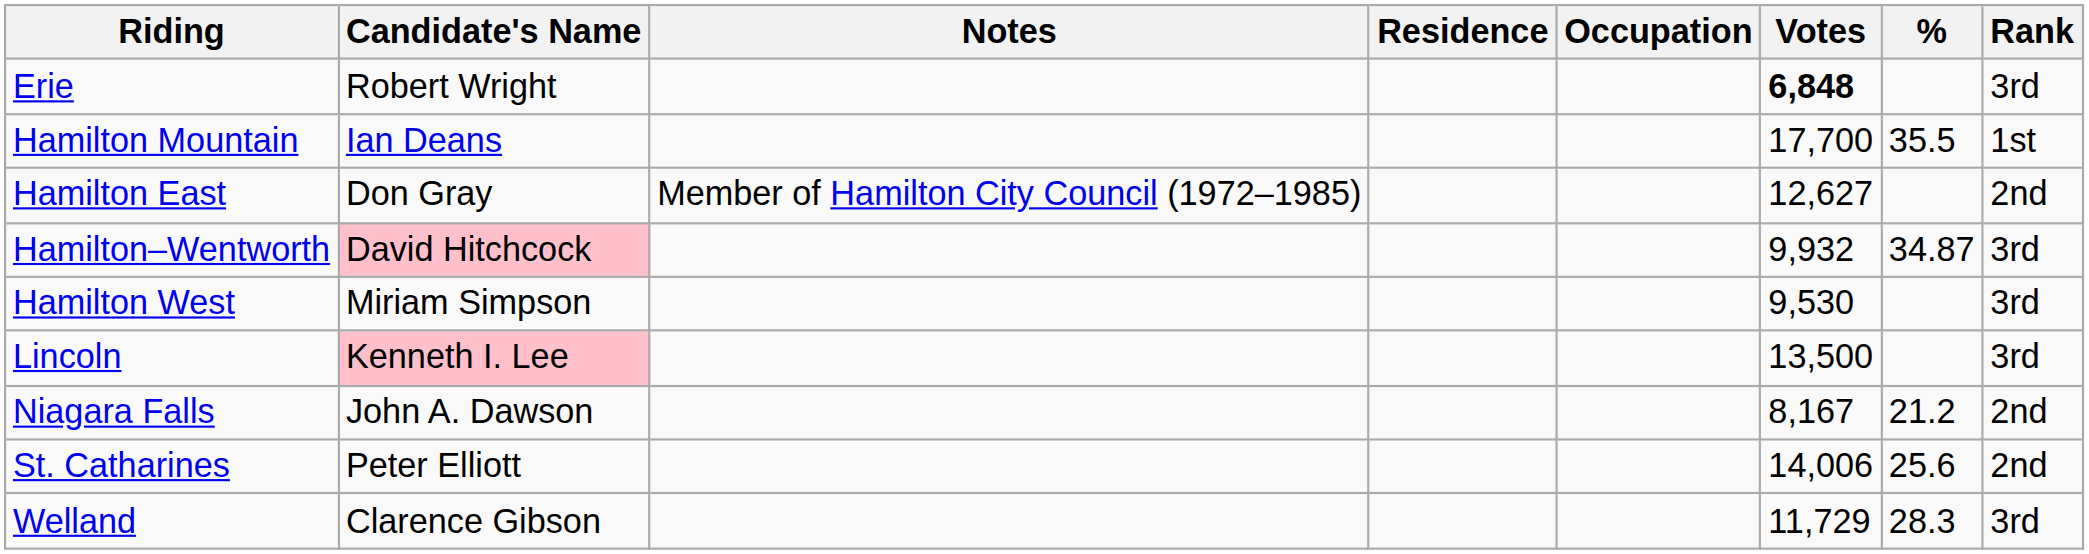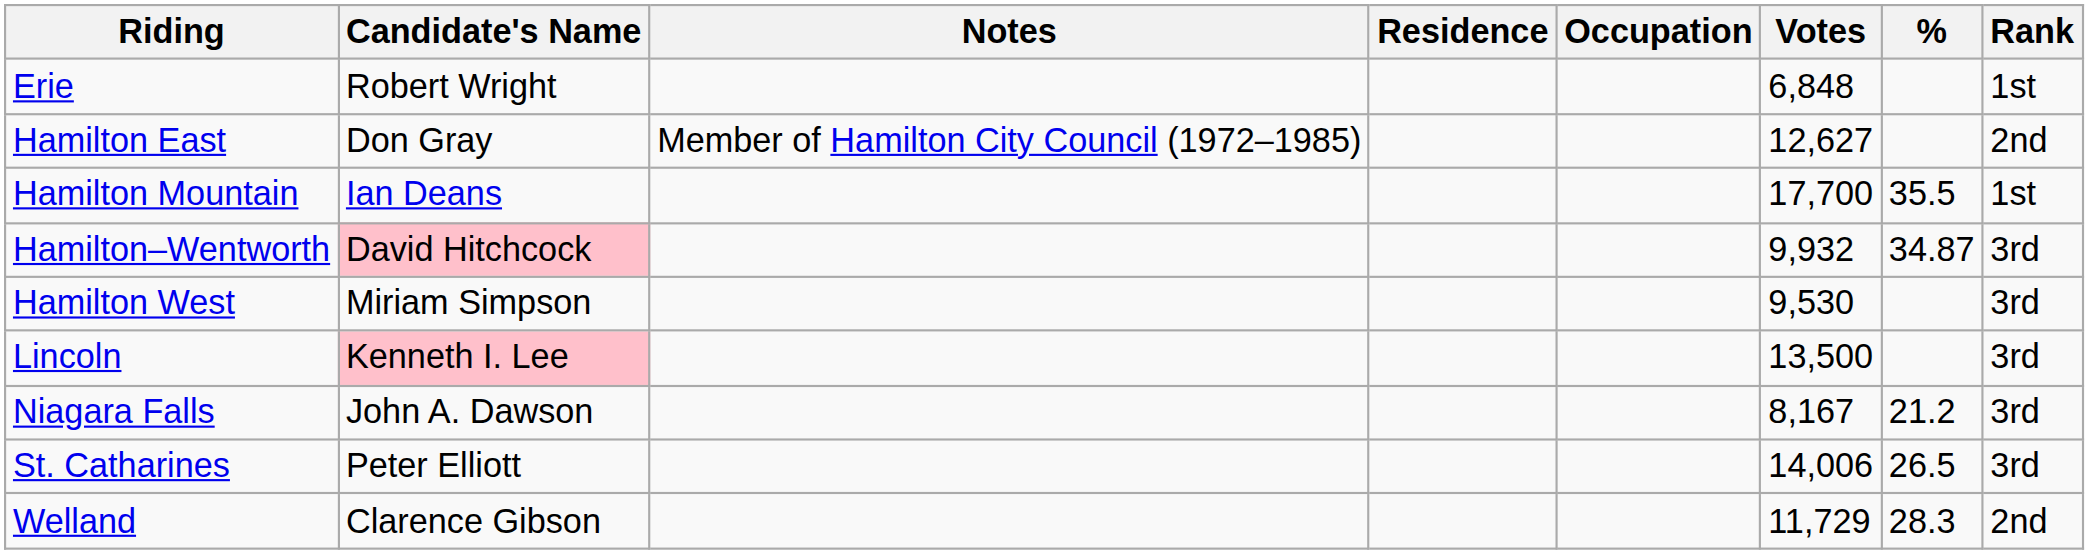(1811, 85) bold -> (1811, 85) normal
(2015, 85) 3rd -> (2013, 85) 1st
rows swapped: (120, 194) <-> (156, 140)
(2019, 411) 2nd -> (2015, 411) 3rd
(1922, 466) 25.6 -> (1922, 466) 26.5
(2019, 466) 2nd -> (2015, 466) 3rd
(2015, 520) 3rd -> (2019, 520) 2nd
